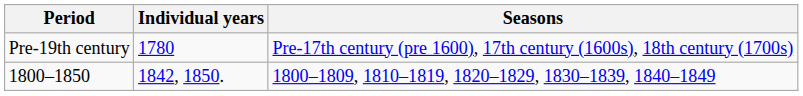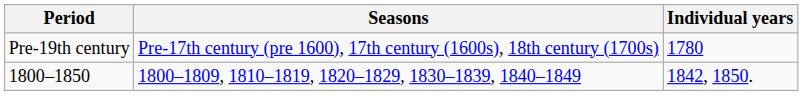columns swapped: (533, 18) <-> (201, 18)
